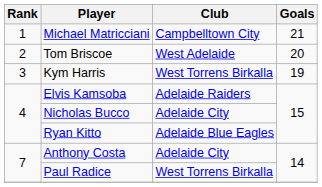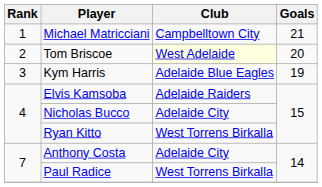(195, 53) no background -> (195, 53) lightyellow background
(214, 73) West Torrens Birkalla -> (215, 73) Adelaide Blue Eagles
(215, 133) Adelaide Blue Eagles -> (214, 133) West Torrens Birkalla
